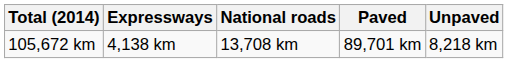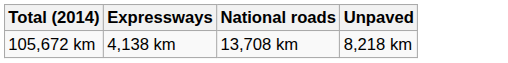- column: (383, 17)
